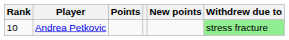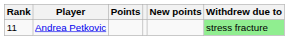(12, 27) 10 -> (12, 27) 11
